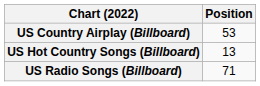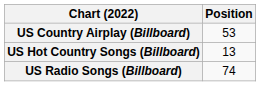(229, 71) 71 -> (229, 71) 74
